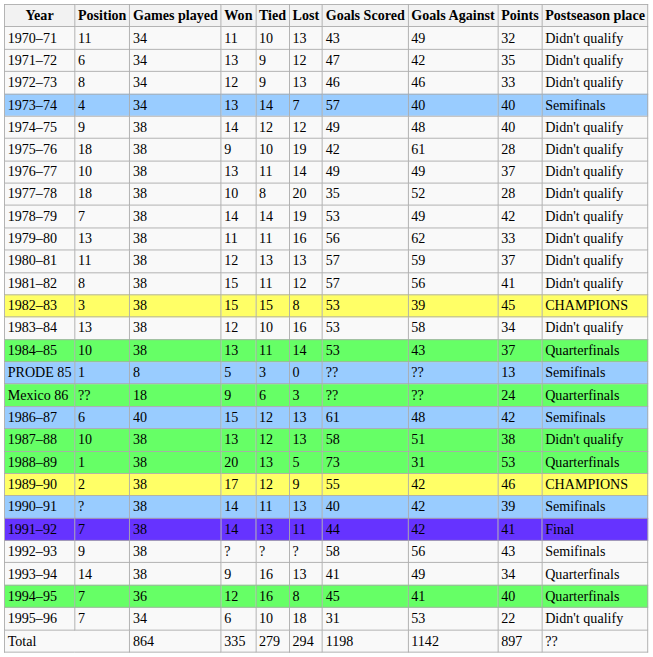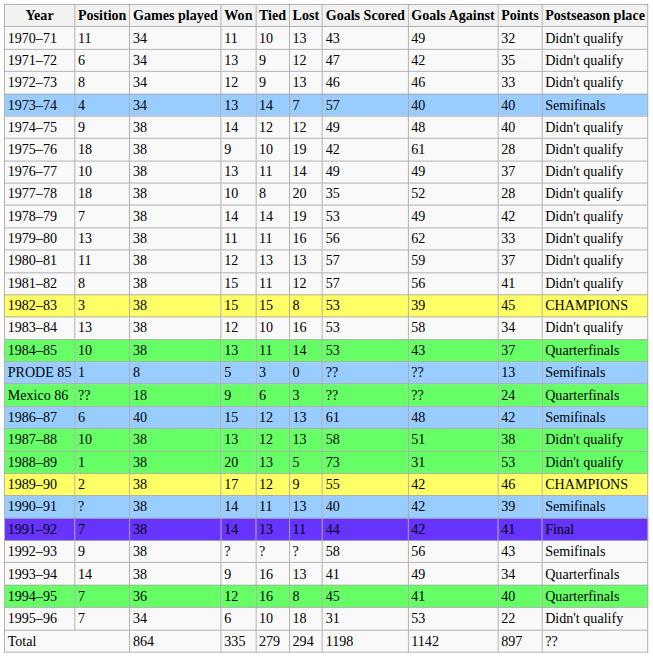(582, 462) Quarterfinals -> (584, 462) Didn't qualify
